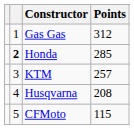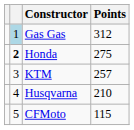(16, 34) no background -> (16, 34) lightblue background
(103, 54) 285 -> (103, 54) 275
(103, 93) 208 -> (103, 93) 210
